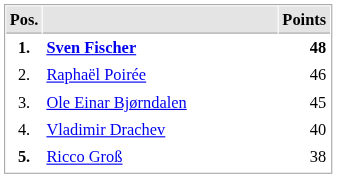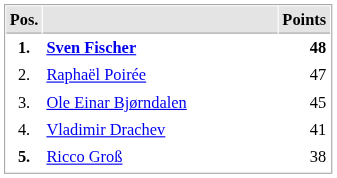(318, 75) 46 -> (318, 75) 47
(318, 129) 40 -> (318, 129) 41
